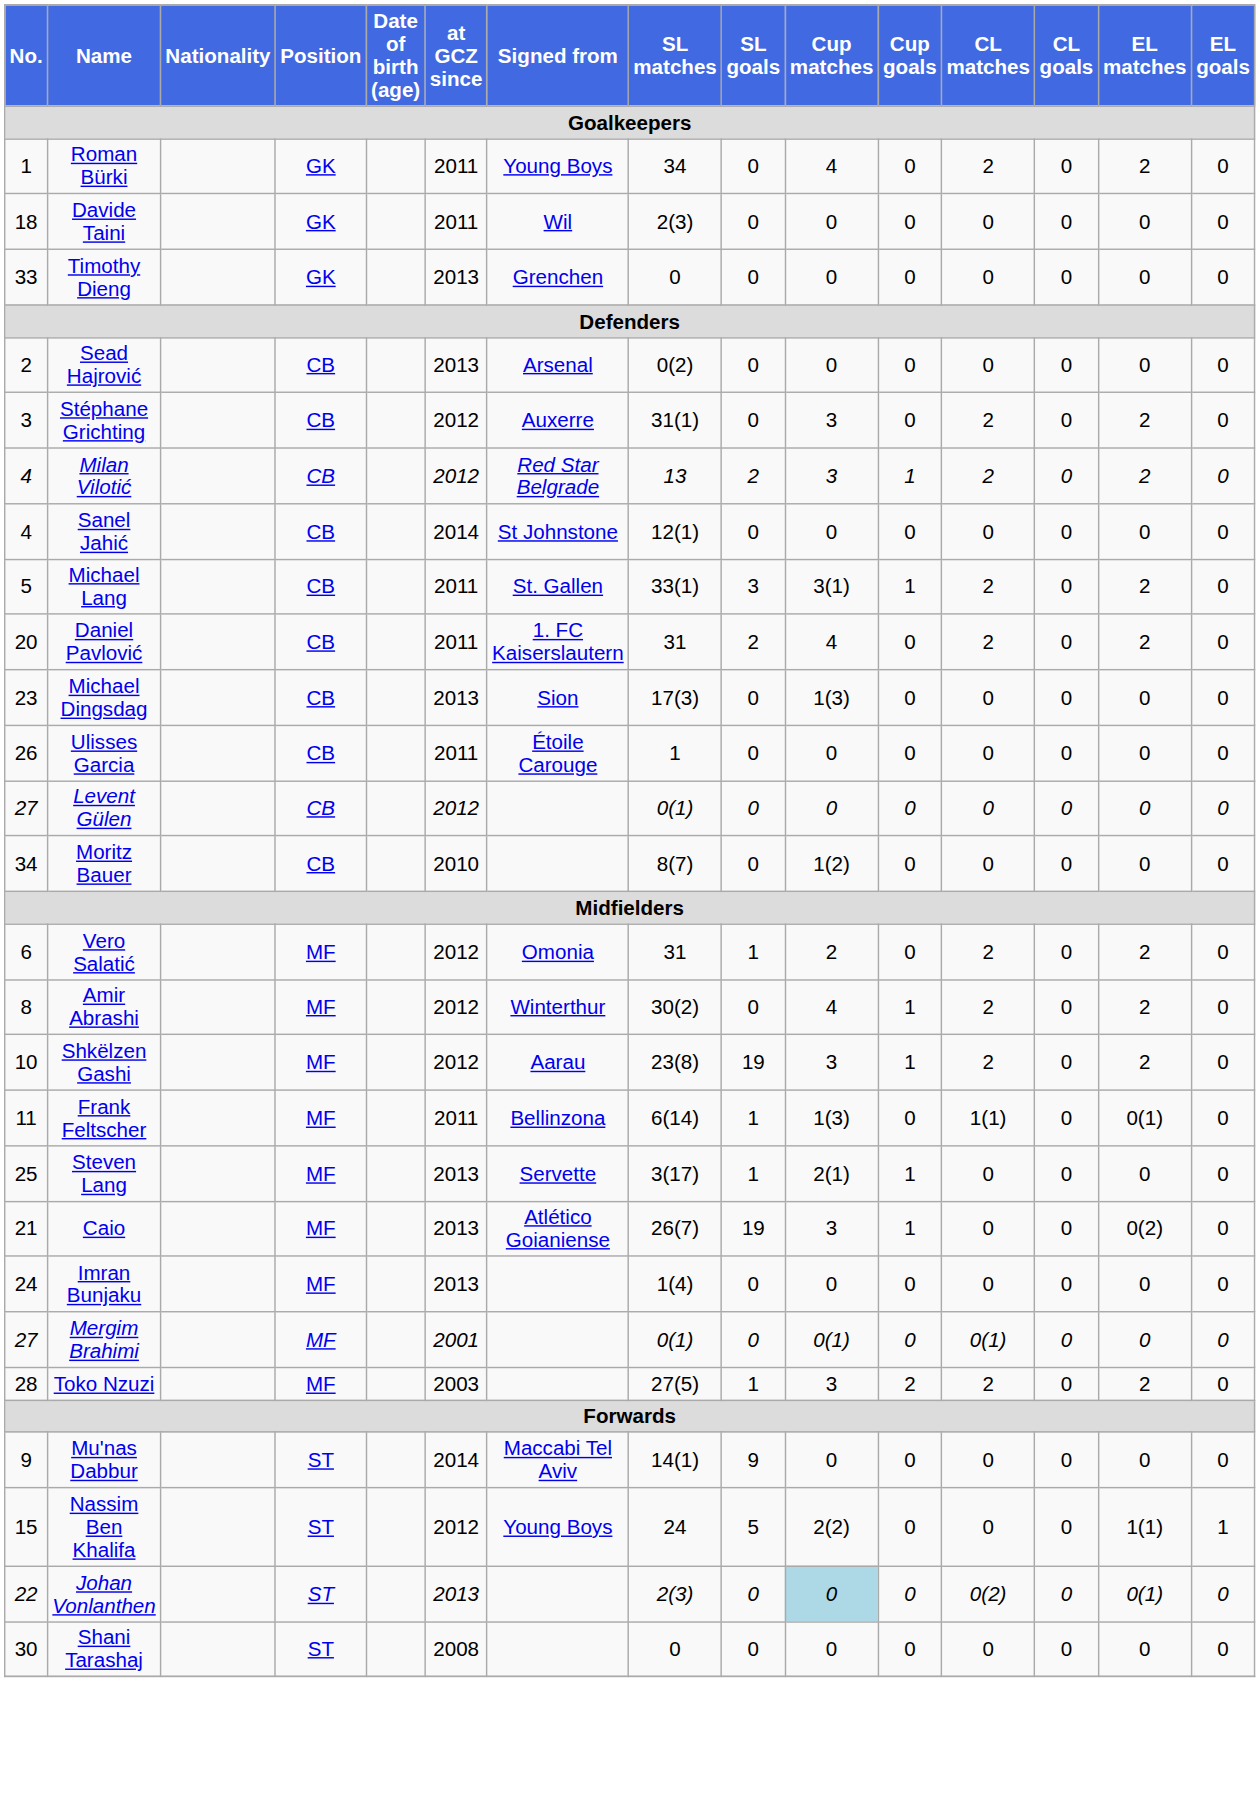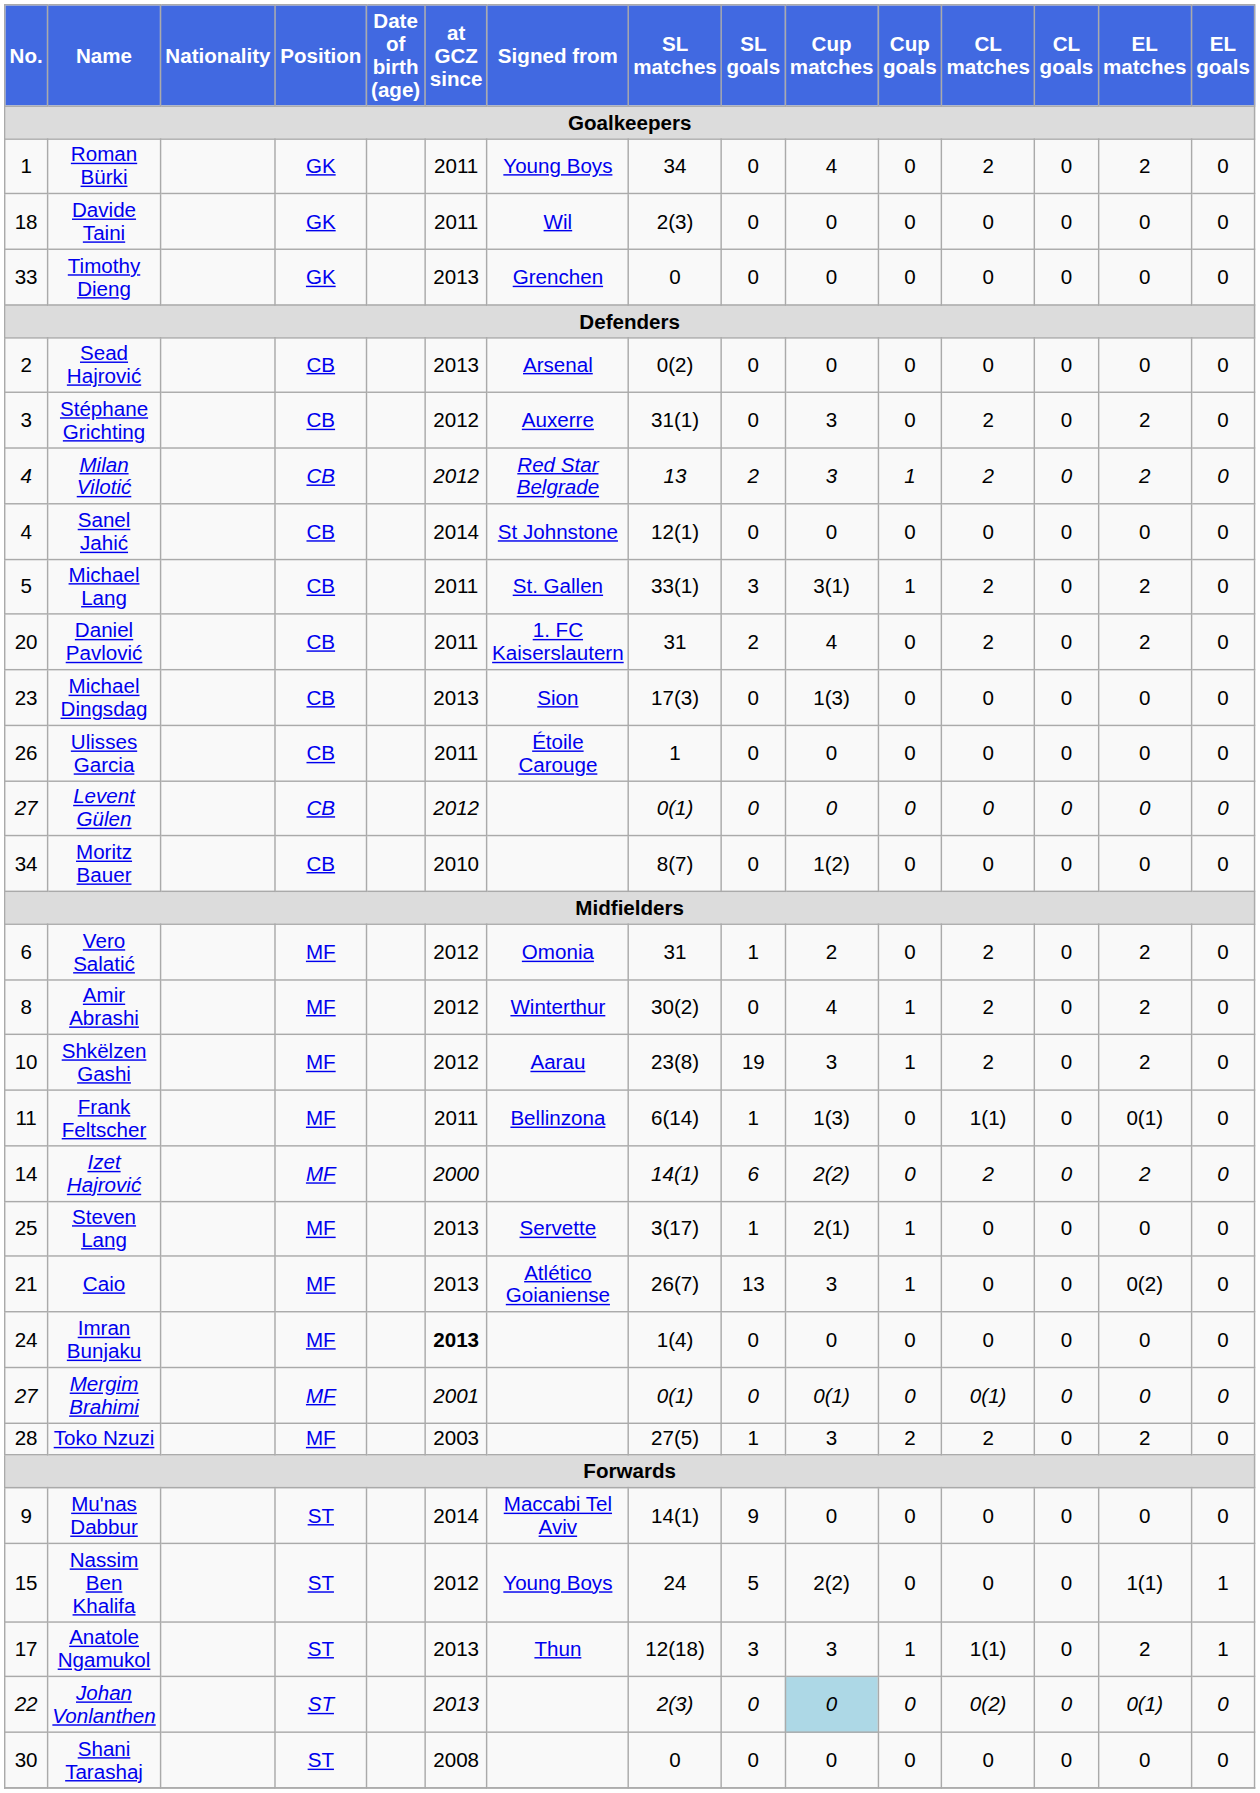+ row: (104, 1174)
(753, 1229) 19 -> (753, 1284) 13
(456, 1284) normal -> (456, 1340) bold
+ row: (104, 1649)
